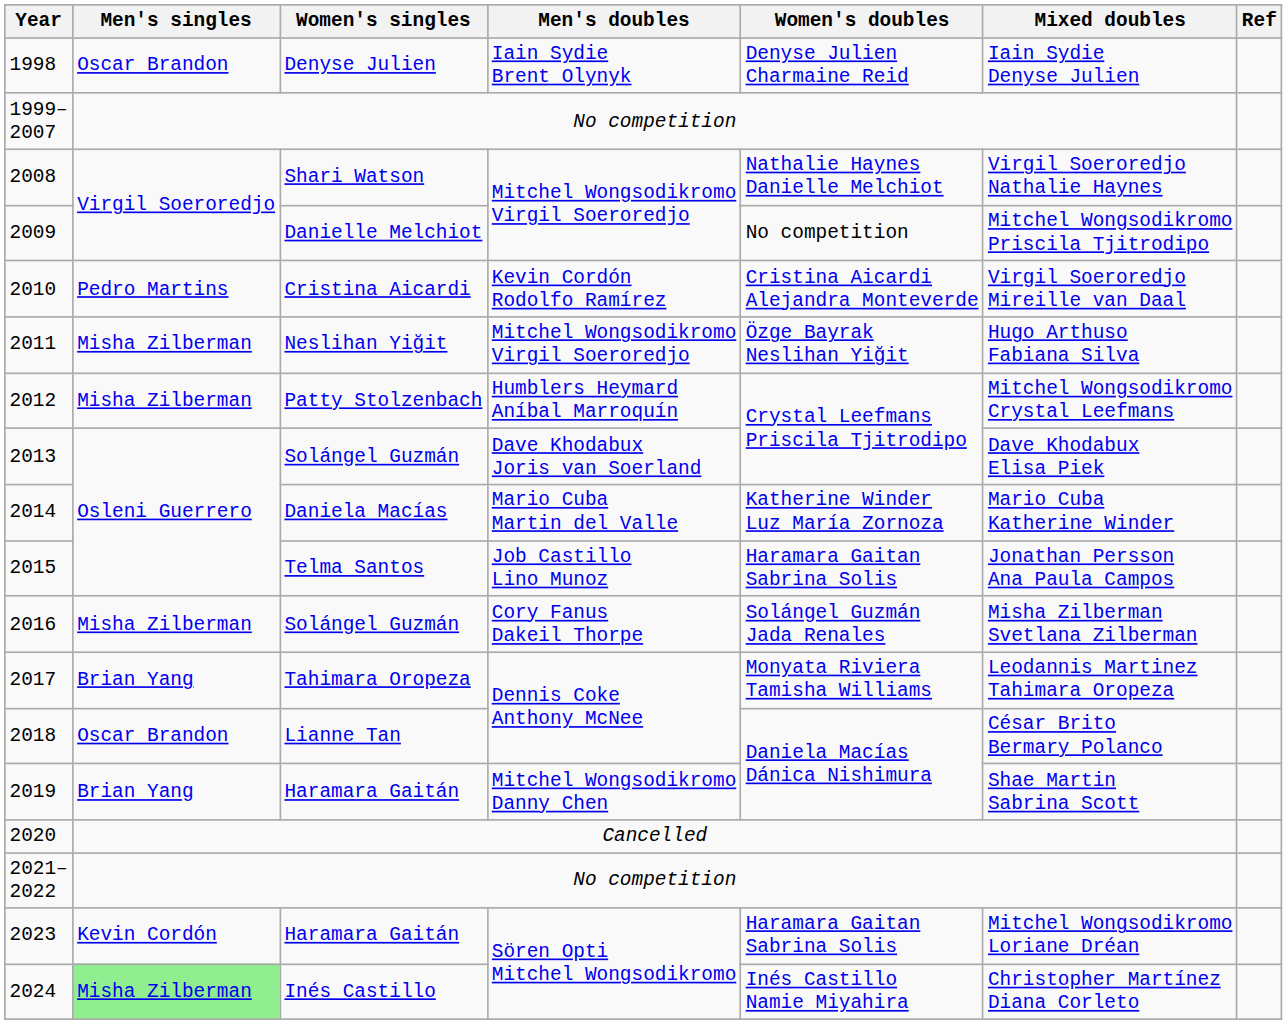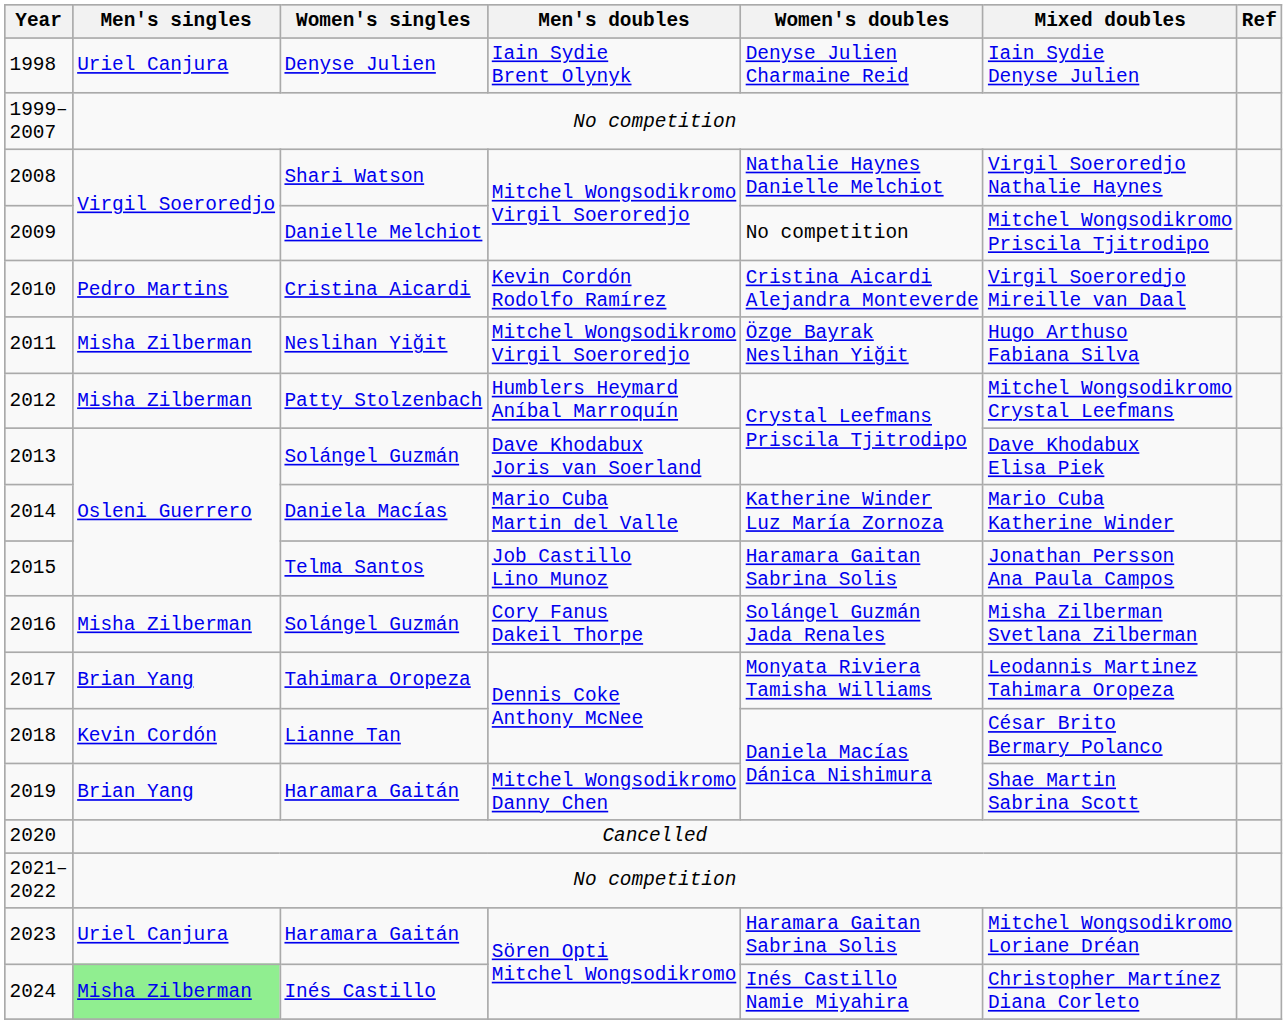(153, 65) Oscar Brandon -> (153, 65) Uriel Canjura
(153, 736) Oscar Brandon -> (147, 736) Kevin Cordón
(147, 936) Kevin Cordón -> (153, 936) Uriel Canjura
